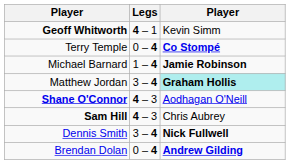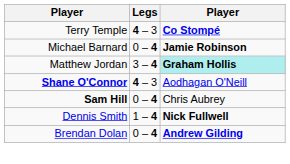- row: (85, 30)
(145, 47) 0 – 4 -> (145, 30) 4 – 3
(145, 64) 1 – 4 -> (145, 47) 0 – 4
(145, 116) 4 – 3 -> (145, 99) 0 – 4
(145, 133) 3 – 4 -> (145, 116) 1 – 4
